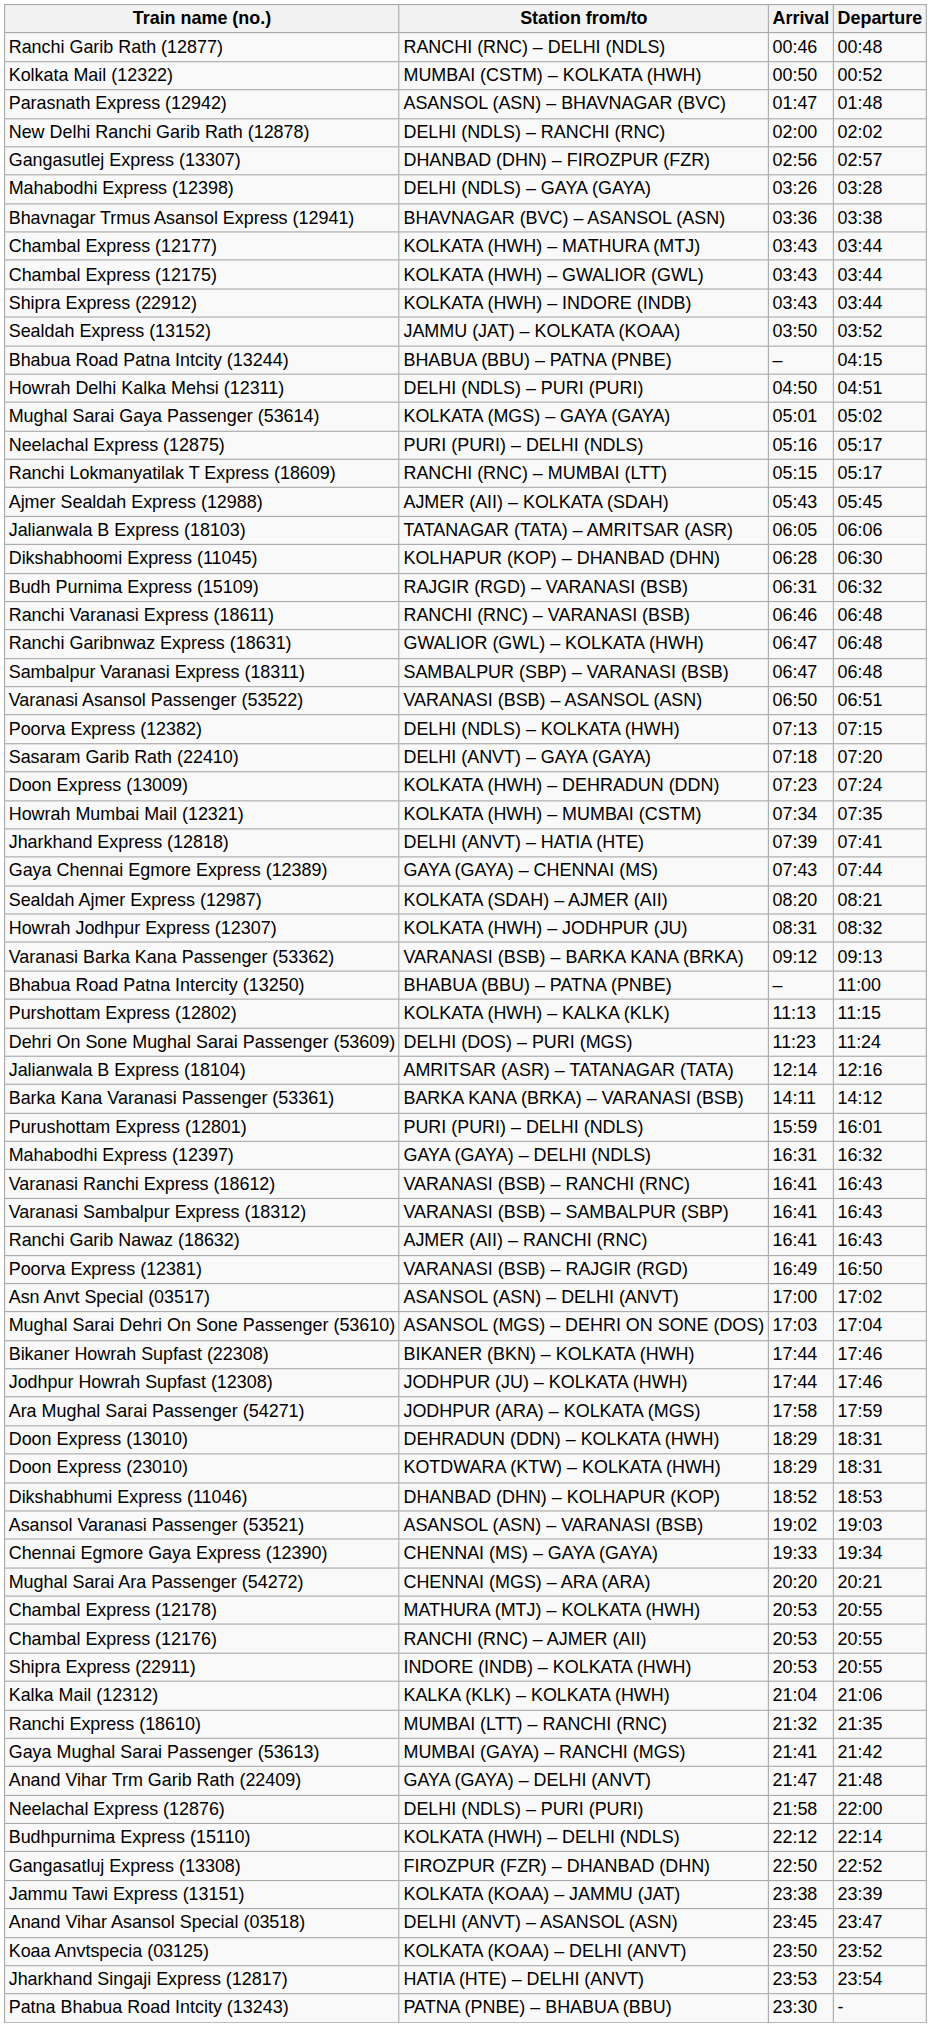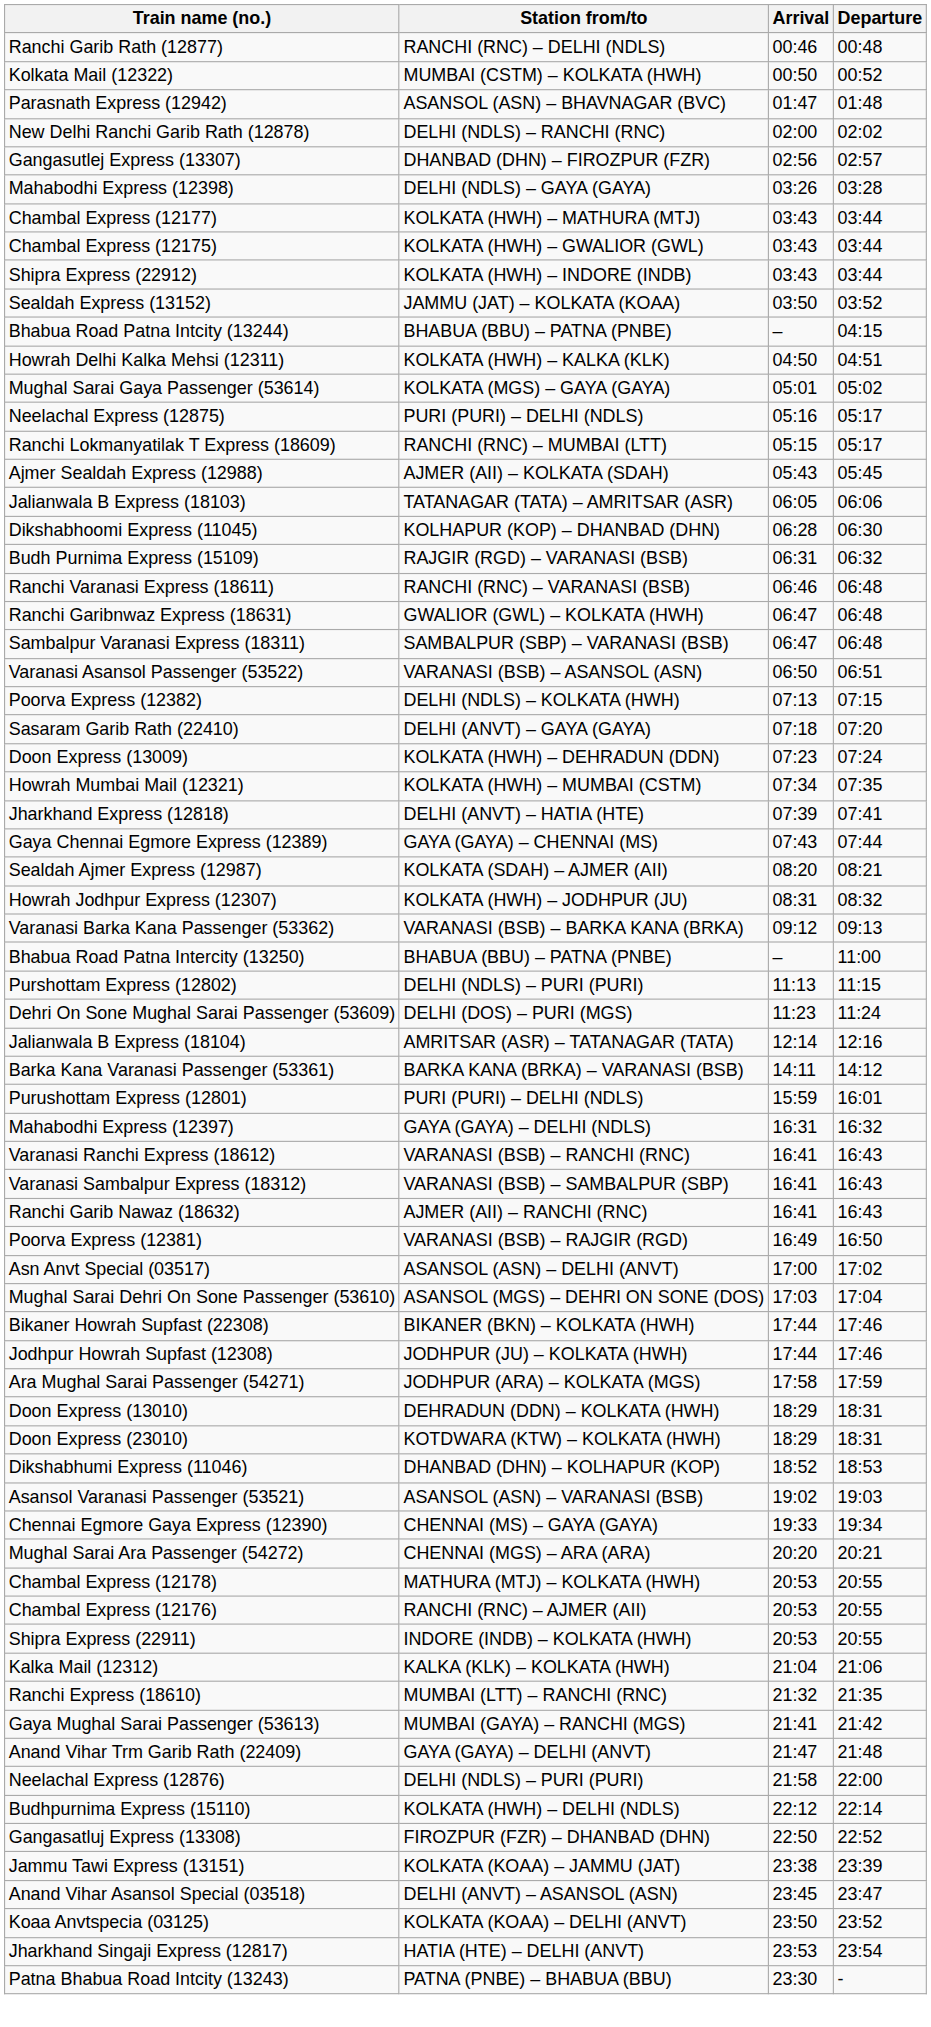- row: (182, 217)
(523, 388) DELHI (NDLS) – PURI (PURI) -> (537, 359) KOLKATA (HWH) – KALKA (KLK)
(537, 1013) KOLKATA (HWH) – KALKA (KLK) -> (523, 984) DELHI (NDLS) – PURI (PURI)
